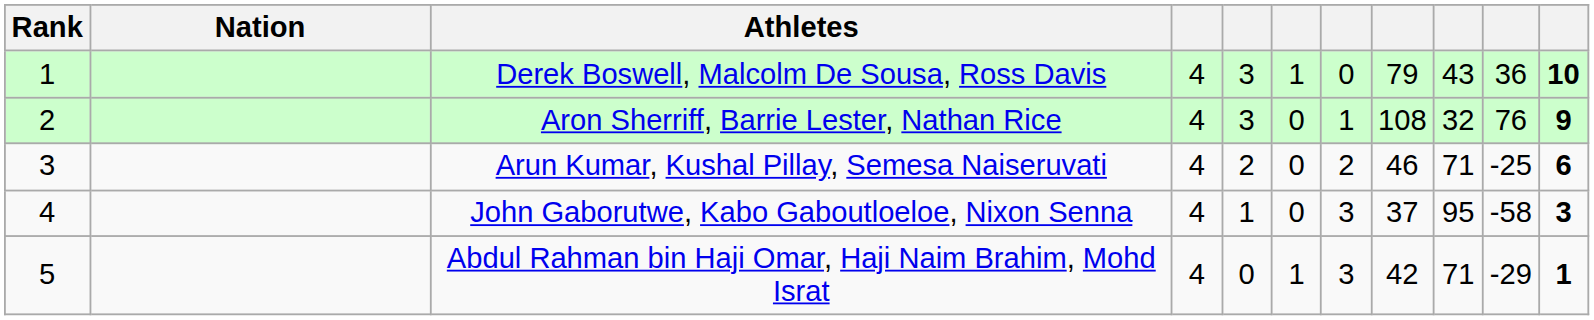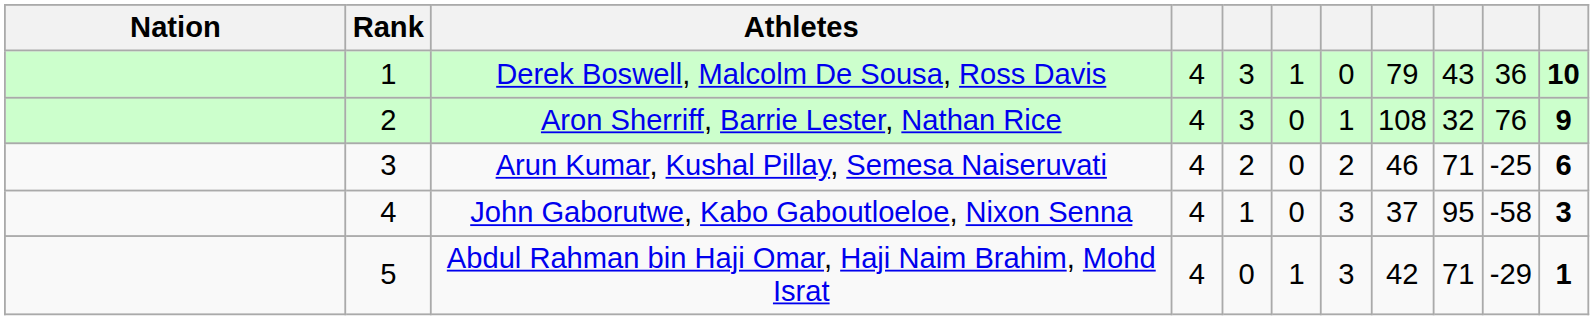columns swapped: (47, 27) <-> (260, 27)
